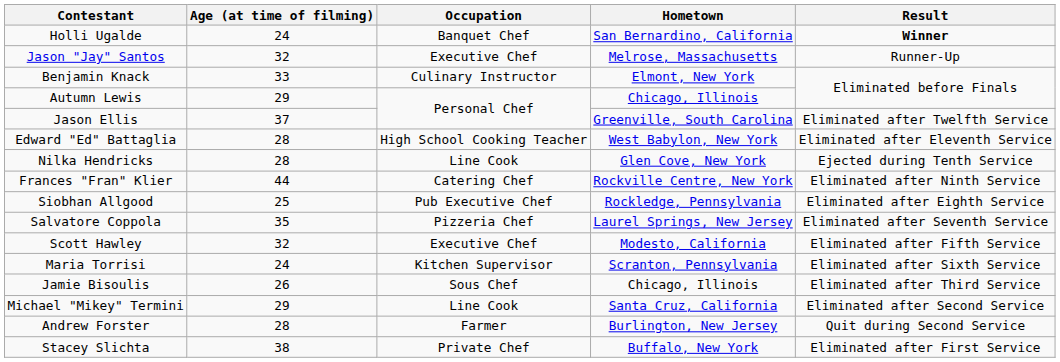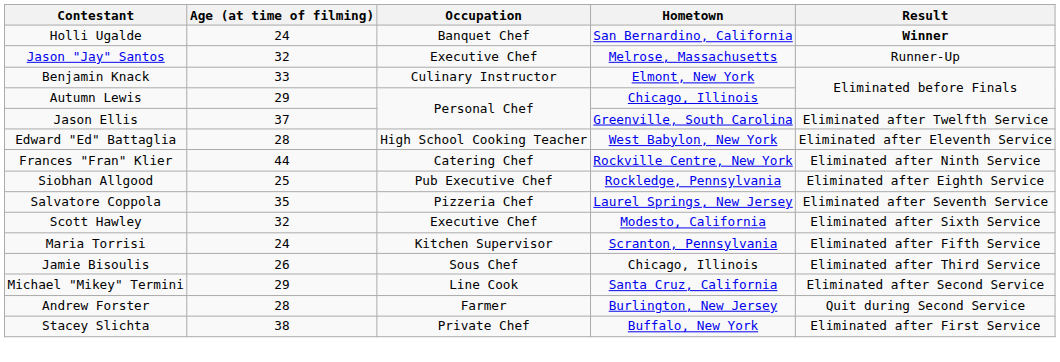- row: (96, 160)
(925, 243) Eliminated after Fifth Service -> (925, 223) Eliminated after Sixth Service
(925, 264) Eliminated after Sixth Service -> (925, 243) Eliminated after Fifth Service
